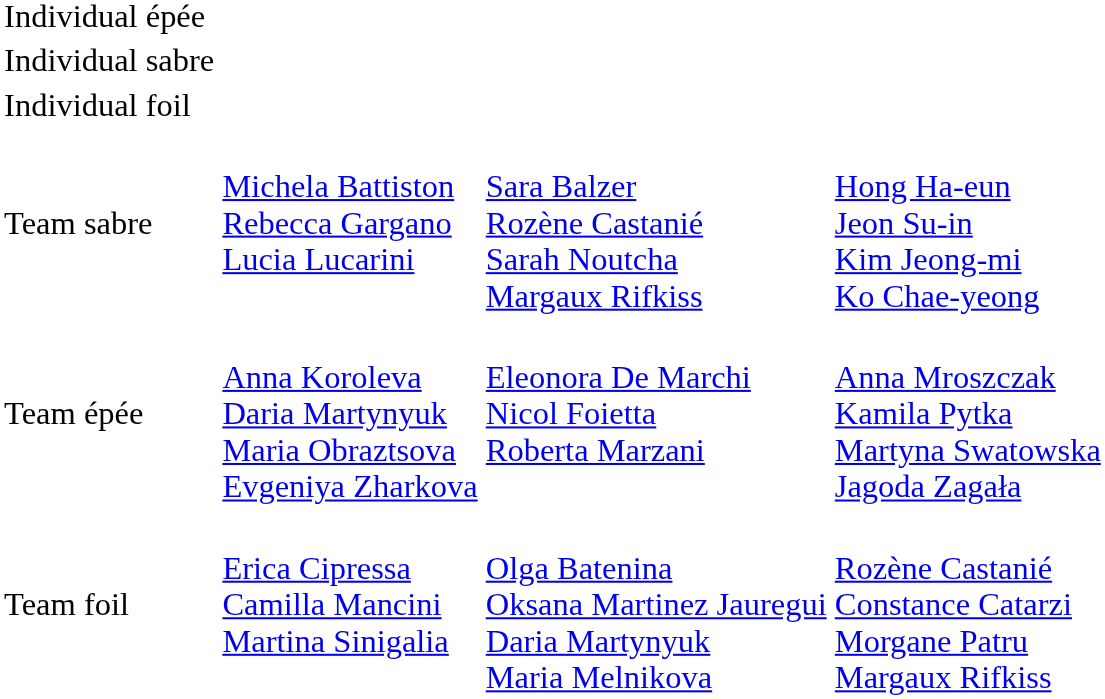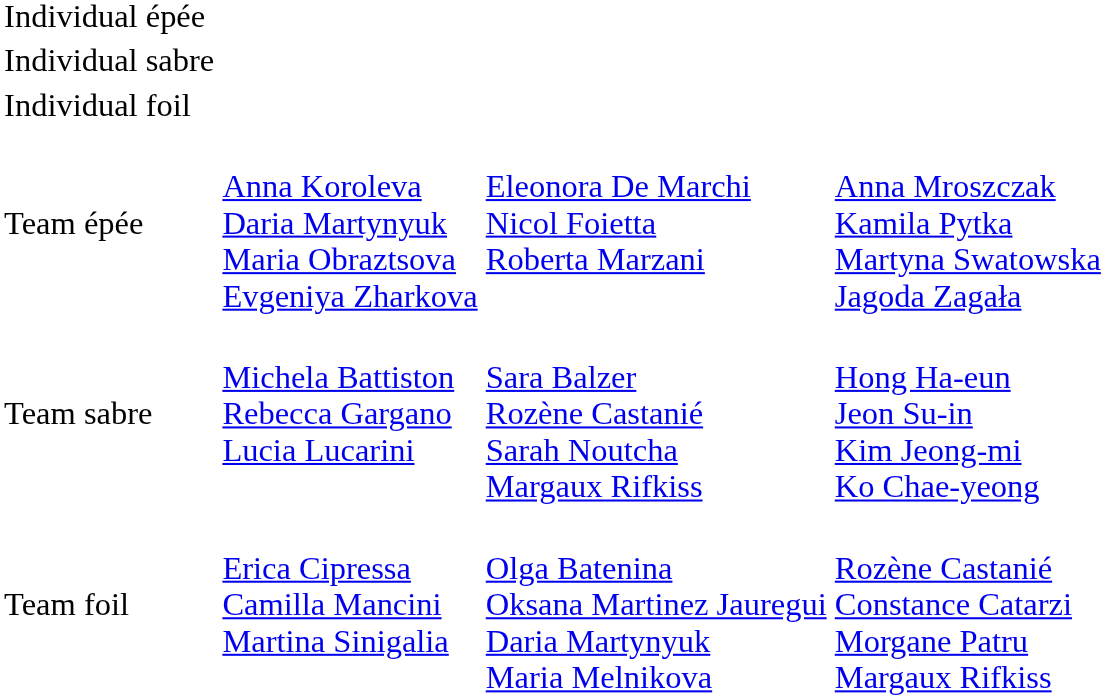rows swapped: (74, 413) <-> (78, 222)
